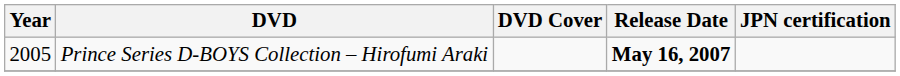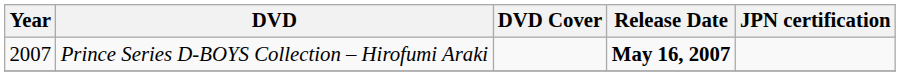(30, 53) 2005 -> (30, 53) 2007
